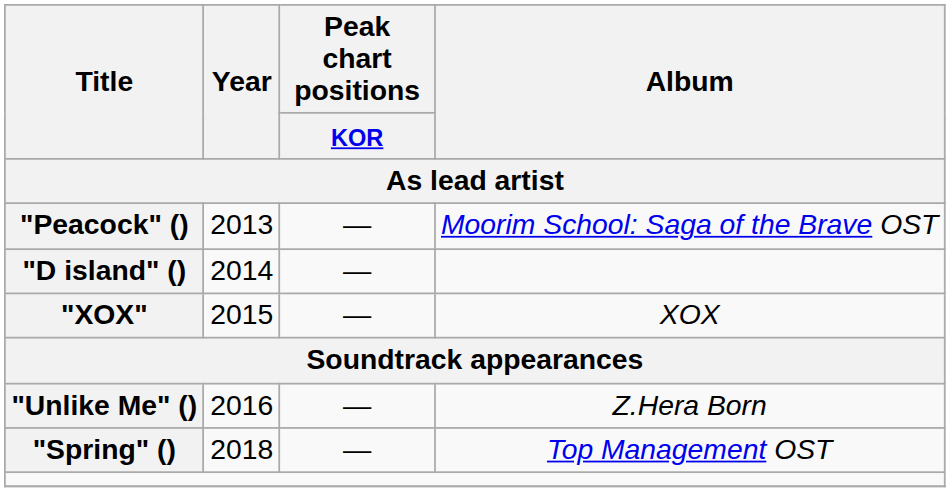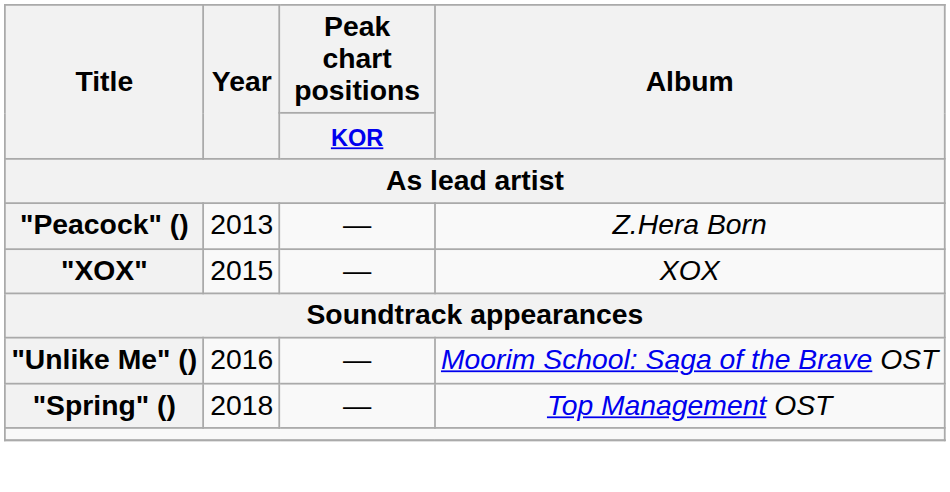(690, 225) Moorim School: Saga of the Brave OST -> (690, 225) Z.Hera Born
- row: (104, 270)
(690, 405) Z.Hera Born -> (690, 360) Moorim School: Saga of the Brave OST
